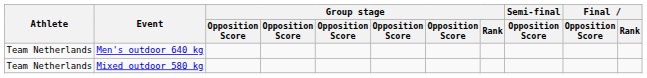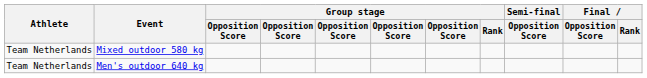rows swapped: (150, 50) <-> (150, 65)
